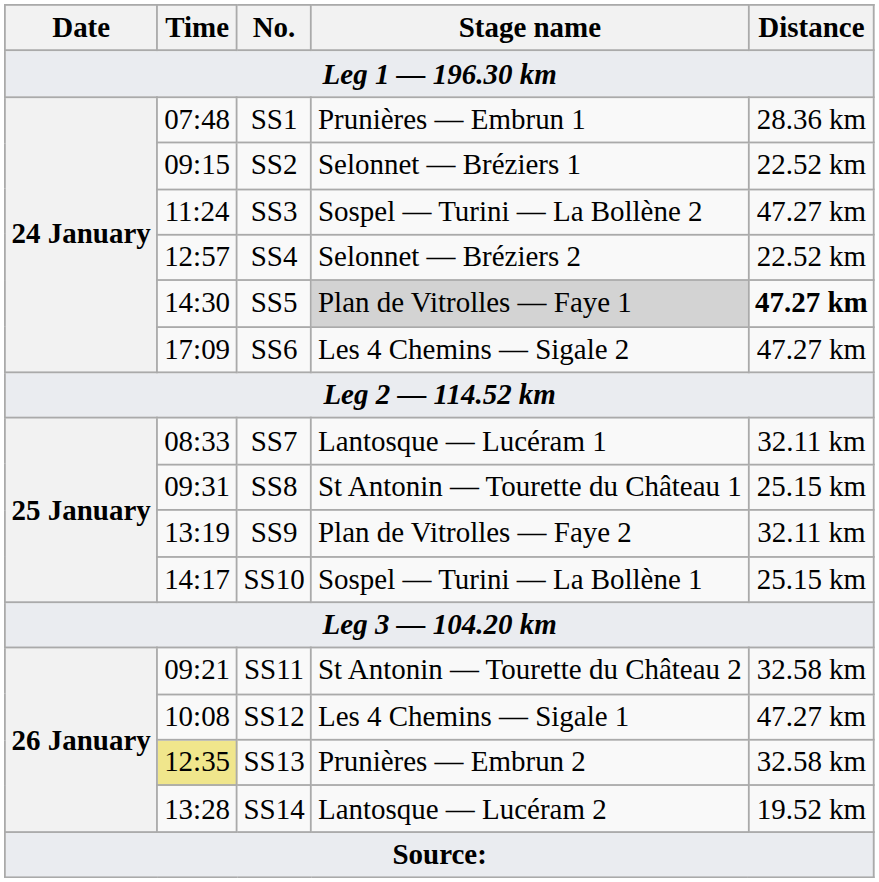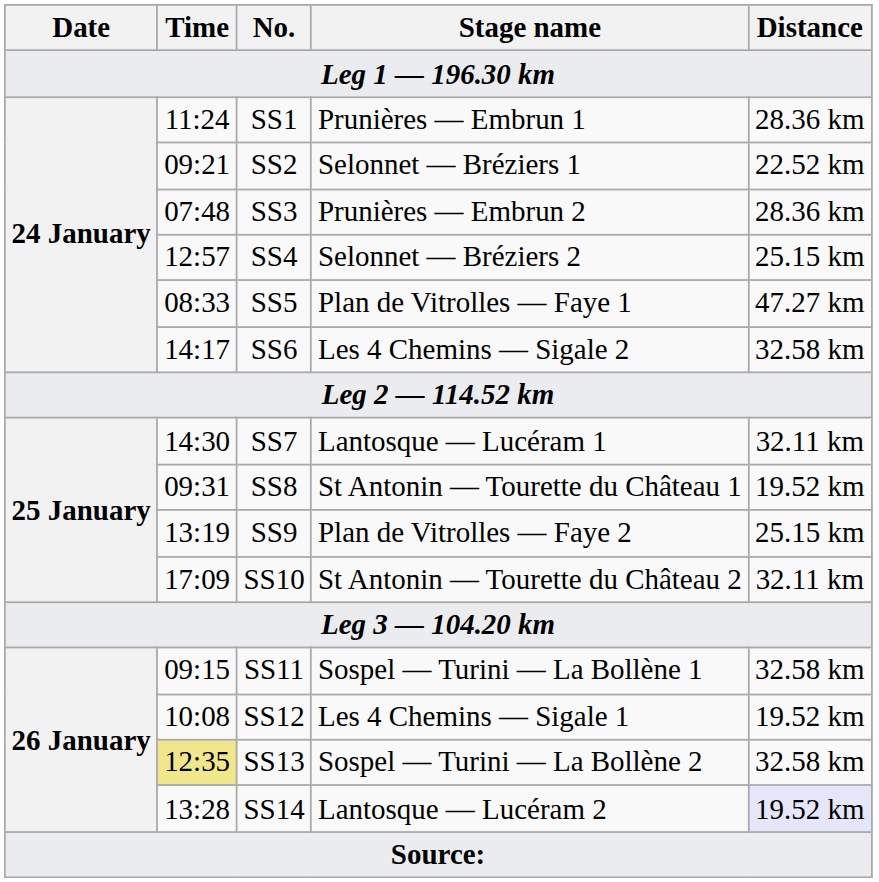(197, 119) 07:48 -> (197, 119) 11:24
(197, 165) 09:15 -> (197, 165) 09:21
(197, 211) 11:24 -> (197, 211) 07:48
(510, 211) Sospel — Turini — La Bollène 2 -> (452, 211) Prunières — Embrun 2
(811, 211) 47.27 km -> (810, 211) 28.36 km
(811, 257) 22.52 km -> (810, 257) 25.15 km
(197, 303) 14:30 -> (197, 303) 08:33
(475, 303) lightgrey background -> (475, 303) no background
(811, 303) bold -> (810, 303) normal
(197, 348) 17:09 -> (197, 348) 14:17
(811, 348) 47.27 km -> (810, 348) 32.58 km
(197, 440) 08:33 -> (197, 440) 14:30
(811, 486) 25.15 km -> (810, 486) 19.52 km
(811, 532) 32.11 km -> (810, 532) 25.15 km
(197, 578) 14:17 -> (197, 578) 17:09
(510, 578) Sospel — Turini — La Bollène 1 -> (530, 578) St Antonin — Tourette du Château 2
(811, 578) 25.15 km -> (810, 578) 32.11 km
(197, 670) 09:21 -> (197, 670) 09:15
(530, 670) St Antonin — Tourette du Château 2 -> (510, 670) Sospel — Turini — La Bollène 1
(811, 716) 47.27 km -> (810, 716) 19.52 km
(452, 762) Prunières — Embrun 2 -> (510, 762) Sospel — Turini — La Bollène 2
(811, 808) no background -> (810, 808) lavender background
